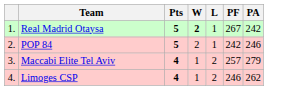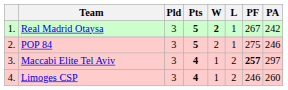+ column: (174, 12)
(233, 45) 242 -> (253, 45) 275
(233, 61) normal -> (253, 61) bold
(253, 61) 279 -> (273, 61) 297
(253, 77) 262 -> (273, 77) 260
